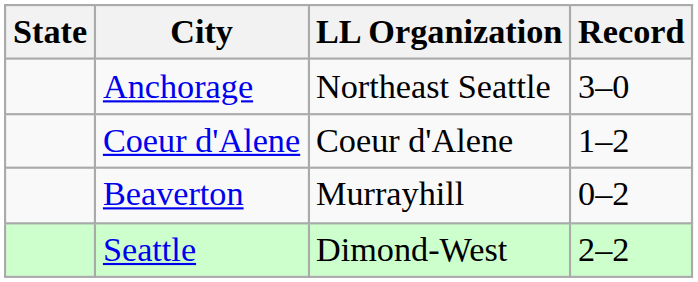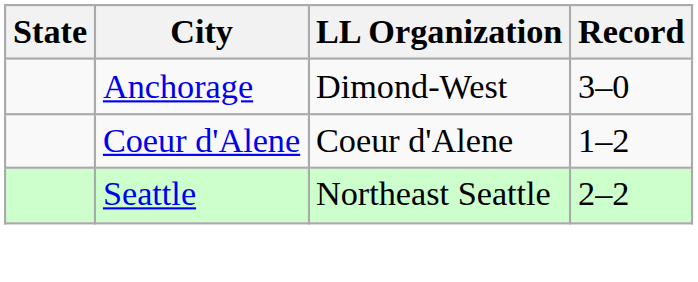(433, 85) Northeast Seattle -> (412, 85) Dimond-West
- row: (173, 194)
(412, 248) Dimond-West -> (433, 194) Northeast Seattle
